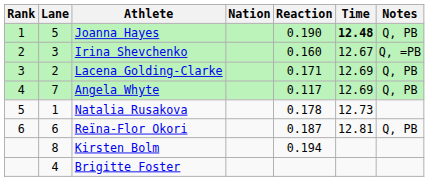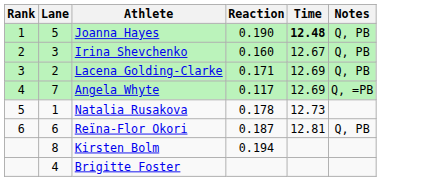- column: (249, 14)
(400, 52) Q, =PB -> (352, 52) Q, PB
(400, 90) Q, PB -> (352, 90) Q, =PB
